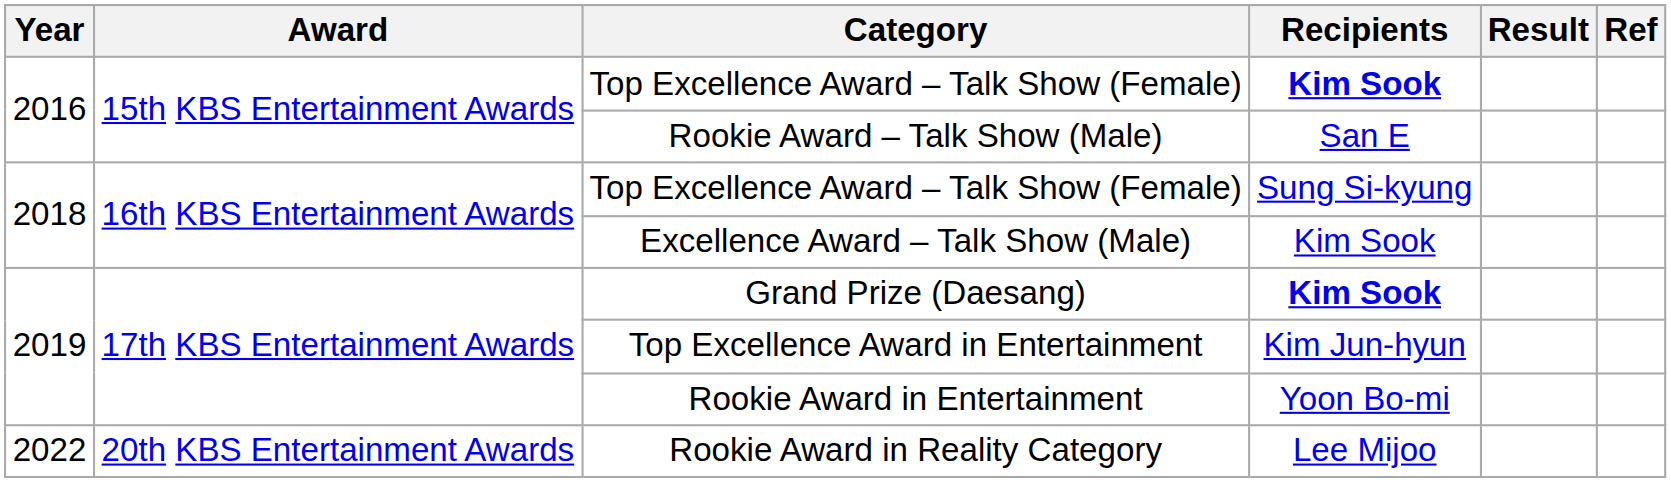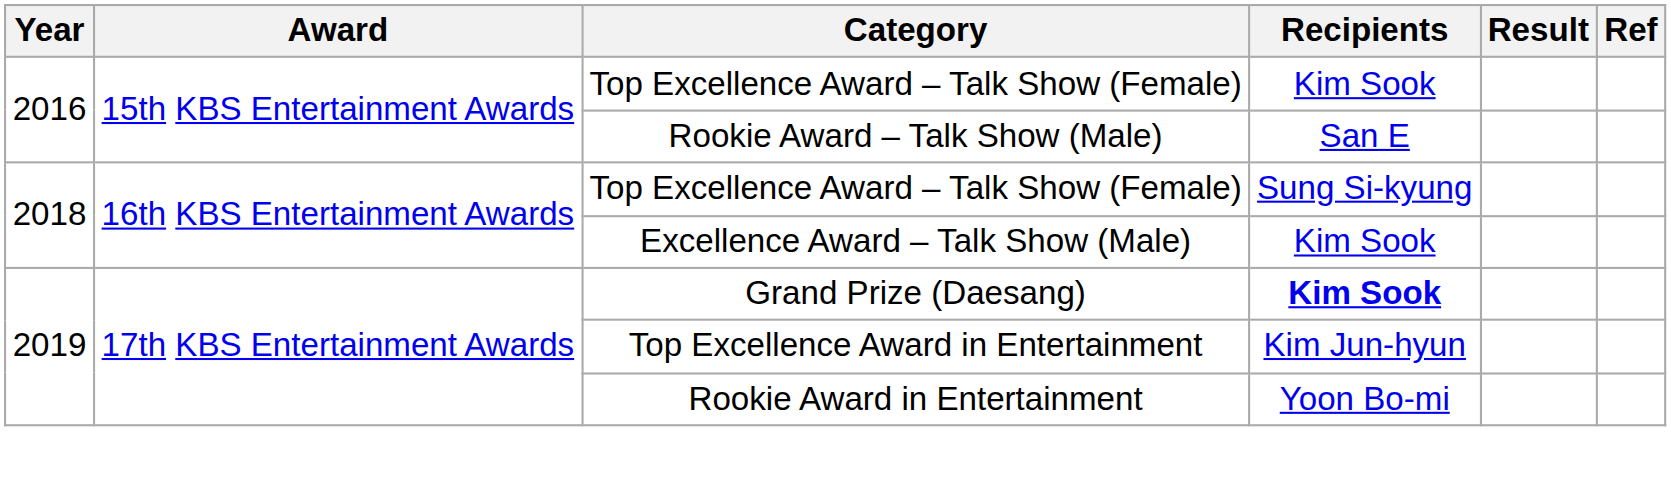(1365, 83) bold -> (1365, 83) normal
- row: (50, 450)
